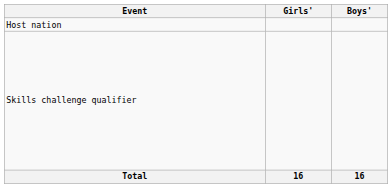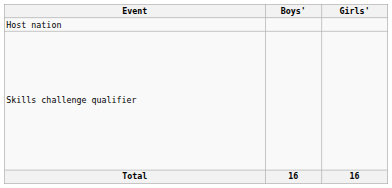columns swapped: (359, 11) <-> (298, 11)
